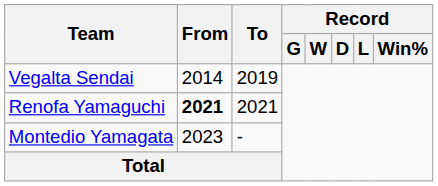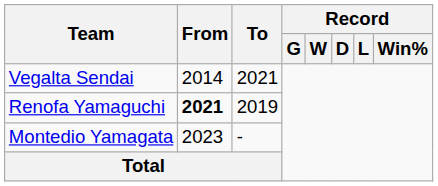(257, 78) 2019 -> (257, 78) 2021
(257, 107) 2021 -> (257, 107) 2019
